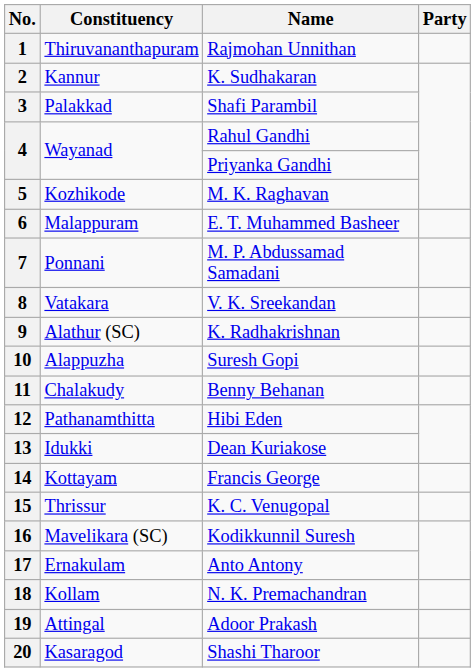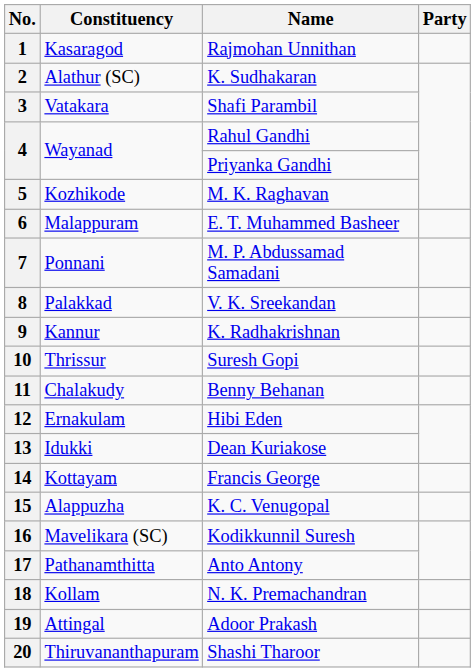(122, 48) Thiruvananthapuram -> (84, 48) Kasaragod
(72, 77) Kannur -> (92, 77) Alathur (SC)
(78, 106) Palakkad -> (77, 106) Vatakara
(77, 302) Vatakara -> (78, 302) Palakkad
(92, 331) Alathur (SC) -> (72, 331) Kannur
(84, 360) Alappuzha -> (75, 360) Thrissur
(100, 419) Pathanamthitta -> (85, 419) Ernakulam
(75, 506) Thrissur -> (84, 506) Alappuzha
(85, 565) Ernakulam -> (100, 565) Pathanamthitta
(84, 652) Kasaragod -> (122, 652) Thiruvananthapuram
